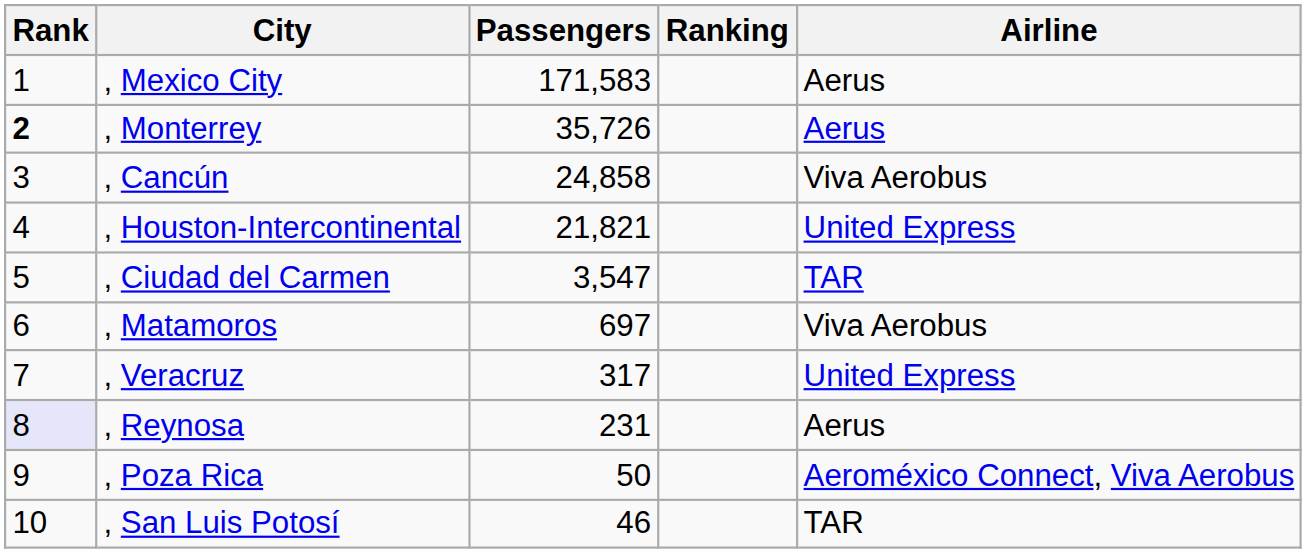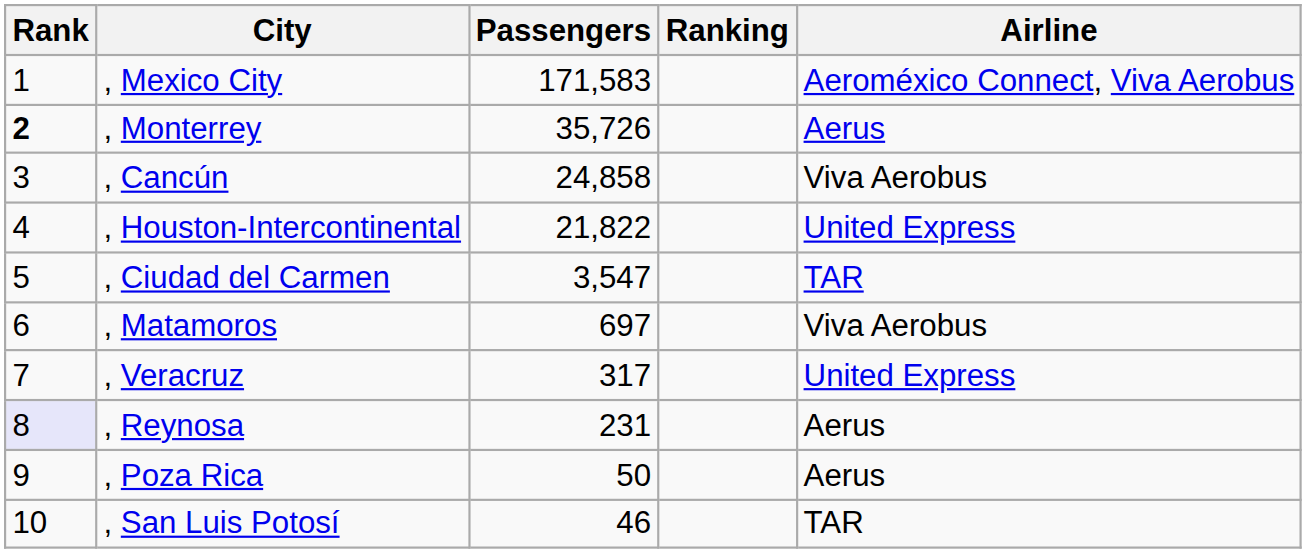(844, 80) Aerus -> (1049, 80) Aeroméxico Connect, Viva Aerobus
(603, 228) 21,821 -> (603, 228) 21,822
(1049, 474) Aeroméxico Connect, Viva Aerobus -> (844, 474) Aerus
